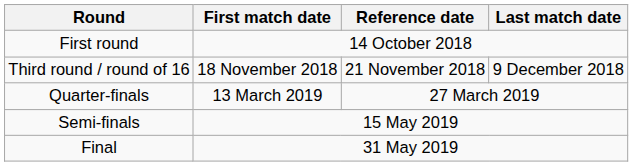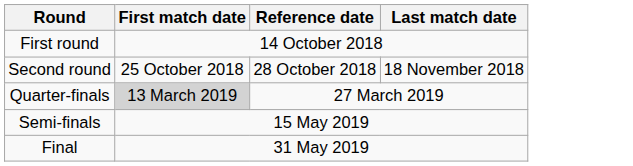+ row: (60, 69)
- row: (99, 69)
(267, 95) no background -> (182, 95) lightgrey background
